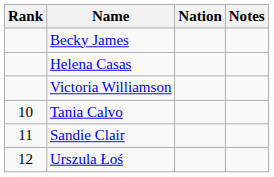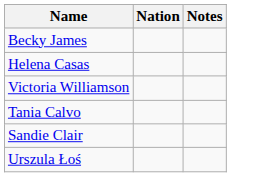- column: (25, 16)
